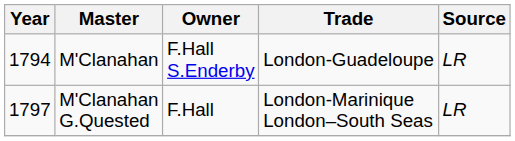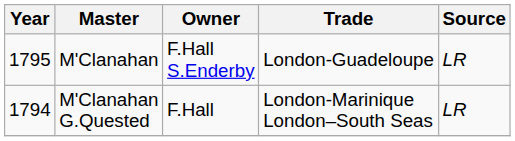(30, 59) 1794 -> (30, 59) 1795
(30, 110) 1797 -> (30, 110) 1794
